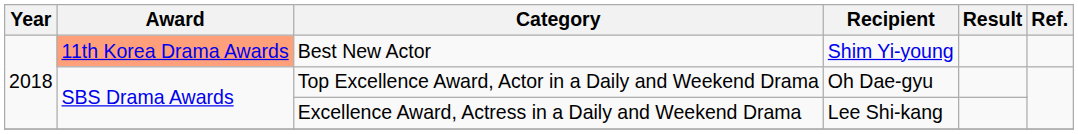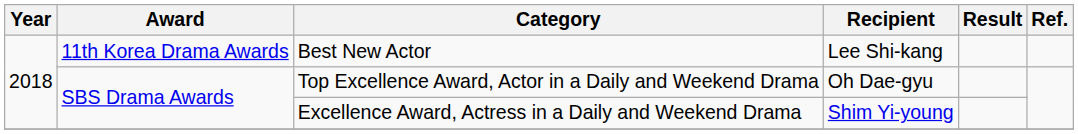(175, 50) lightsalmon background -> (175, 50) no background
(891, 50) Shim Yi-young -> (885, 50) Lee Shi-kang
(885, 112) Lee Shi-kang -> (891, 112) Shim Yi-young
